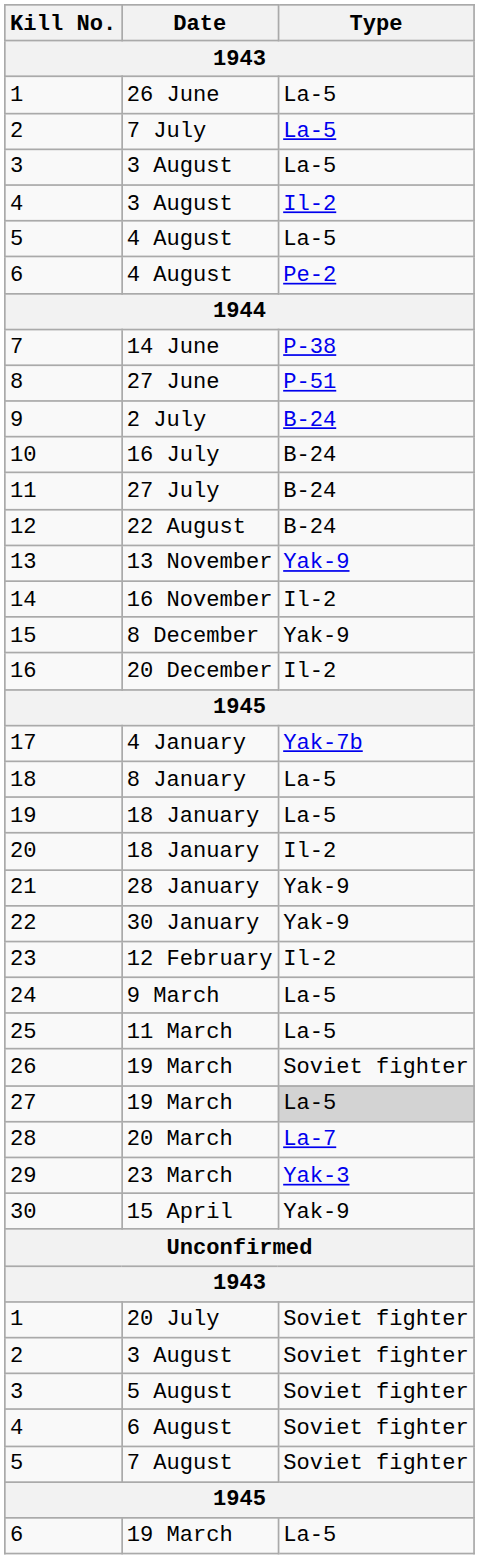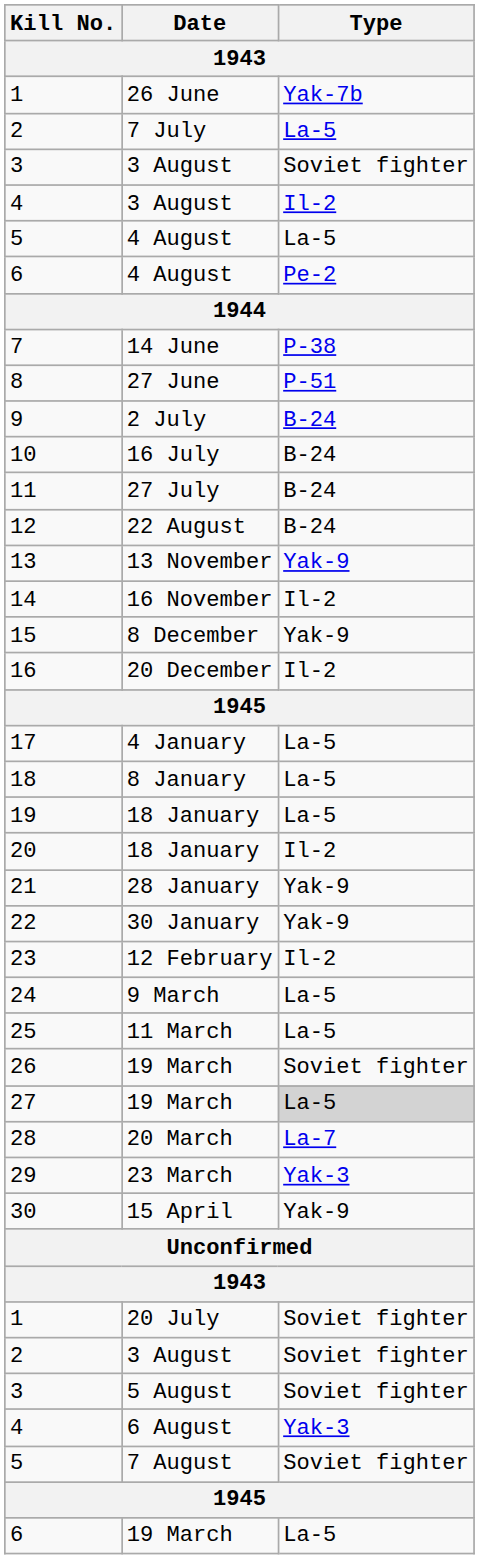(310, 95) La-5 -> (323, 95) Yak-7b
(310, 167) La-5 -> (376, 167) Soviet fighter
(323, 743) Yak-7b -> (310, 743) La-5
(376, 1428) Soviet fighter -> (316, 1428) Yak-3
